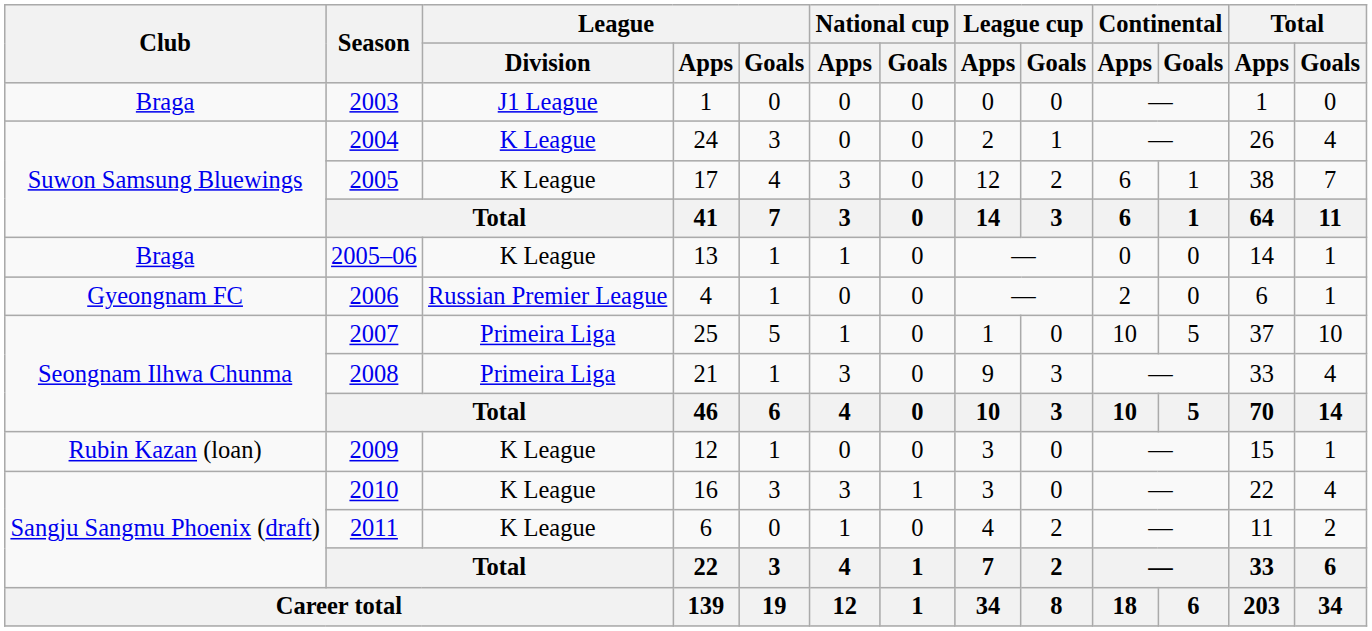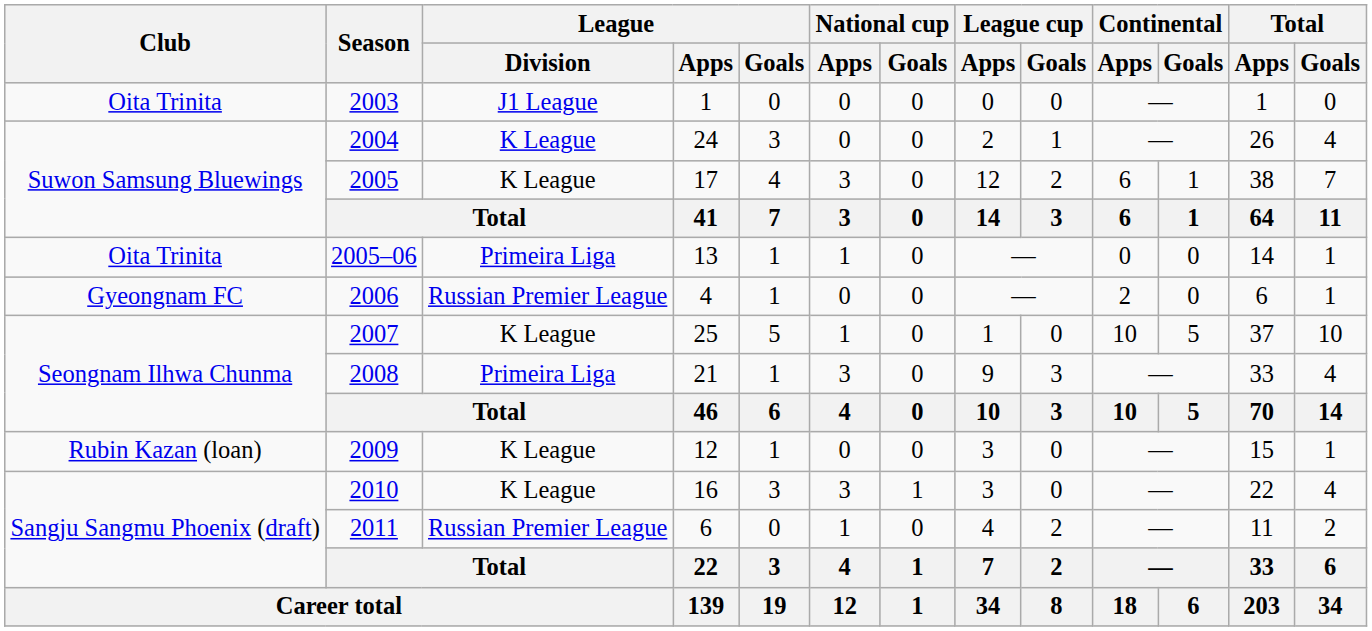(165, 101) Braga -> (165, 101) Oita Trinita
(165, 256) Braga -> (165, 256) Oita Trinita
(548, 256) K League -> (548, 256) Primeira Liga
(548, 334) Primeira Liga -> (548, 334) K League
(548, 528) K League -> (548, 528) Russian Premier League
